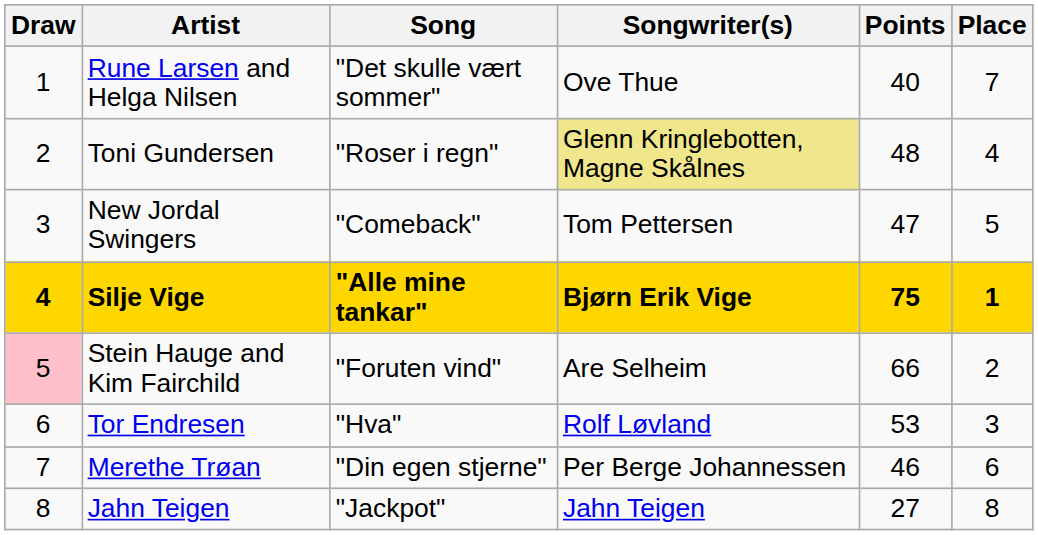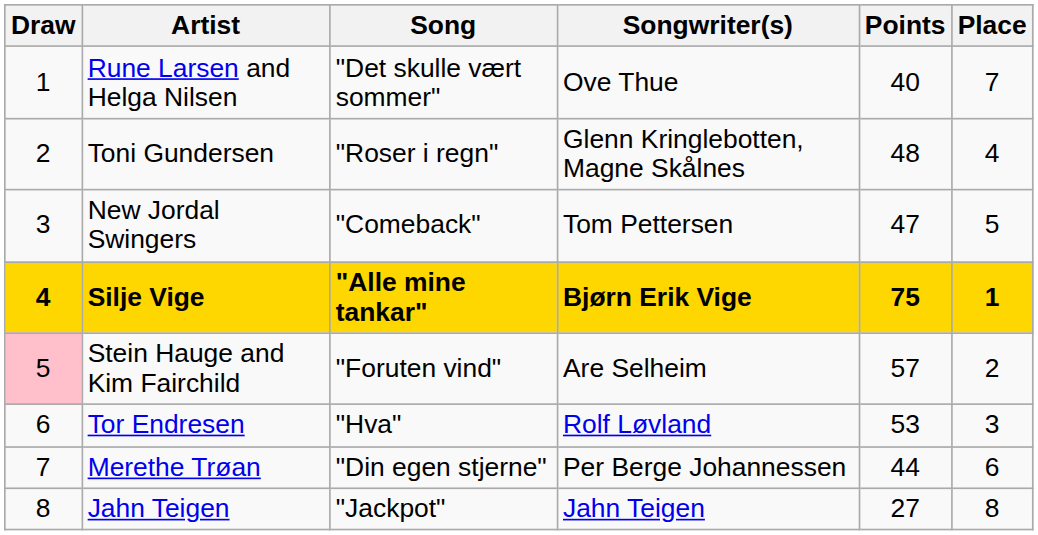(683, 153) khaki background -> (683, 153) no background
(905, 368) 66 -> (905, 368) 57
(905, 467) 46 -> (905, 467) 44
